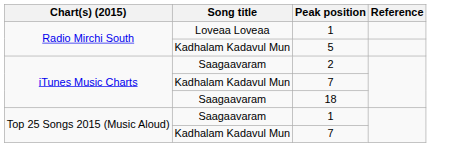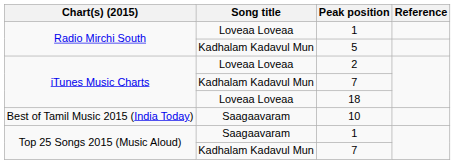(232, 64) Saagaavaram -> (256, 64) Loveaa Loveaa
(232, 99) Saagaavaram -> (256, 99) Loveaa Loveaa
+ row: (100, 116)
